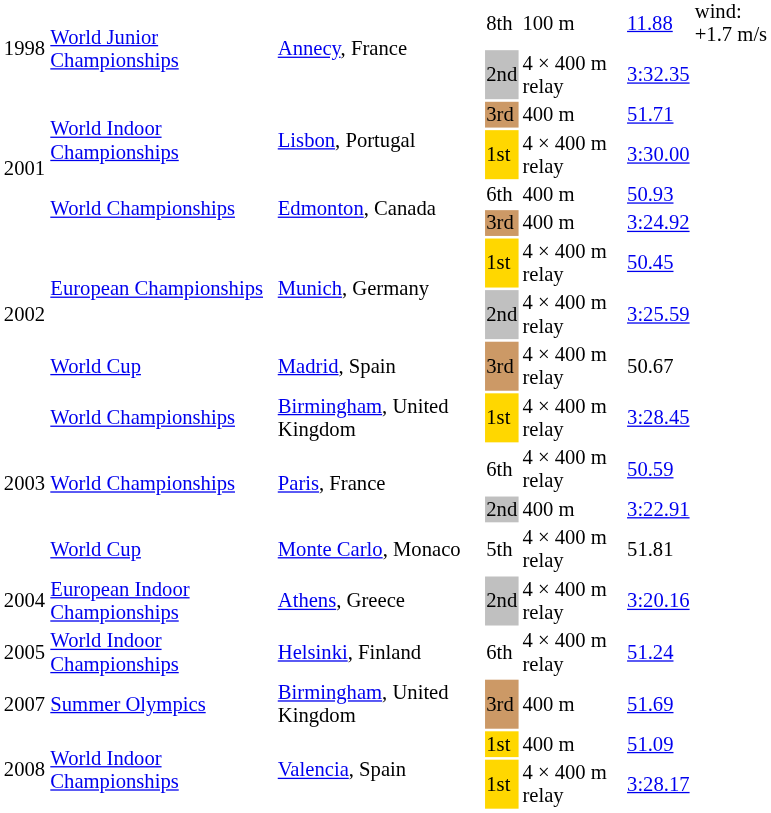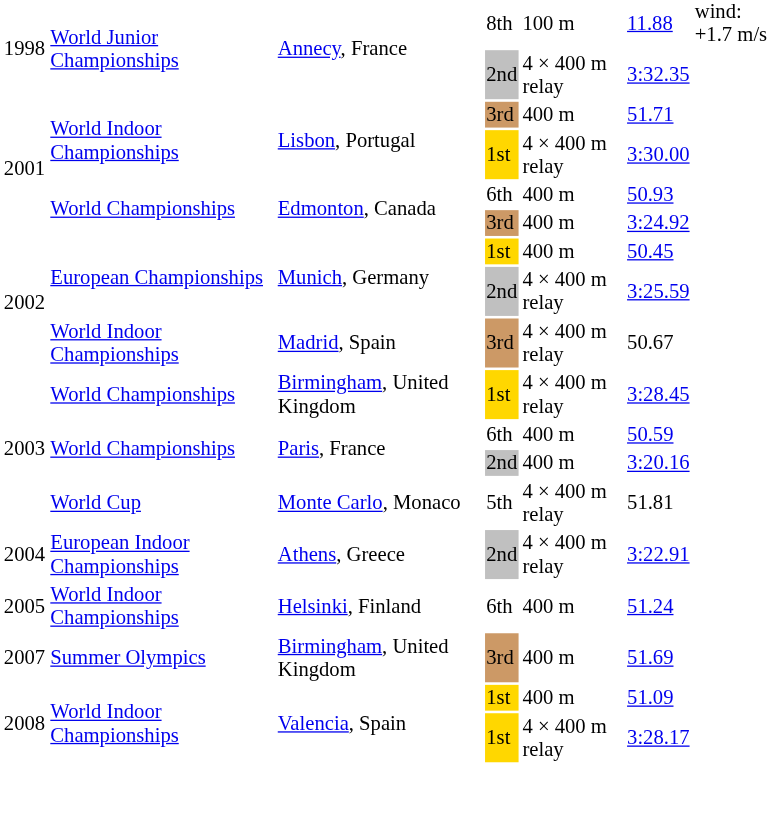(565, 262) 4 × 400 m relay -> (549, 251) 400 m
(96, 366) World Cup -> (115, 342) World Indoor Championships
(565, 469) 4 × 400 m relay -> (549, 434) 400 m
(658, 509) 3:22.91 -> (658, 462) 3:20.16
(658, 600) 3:20.16 -> (658, 554) 3:22.91
(565, 652) 4 × 400 m relay -> (549, 606) 400 m
